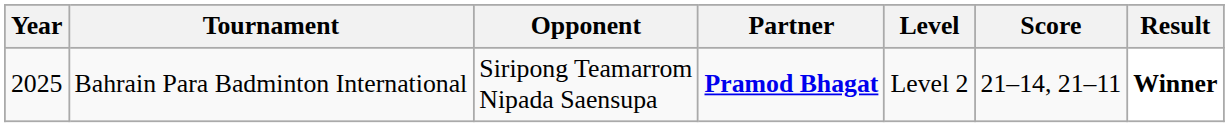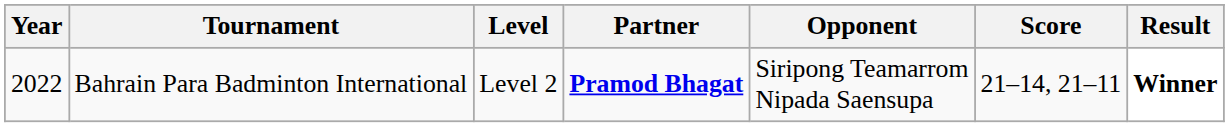columns swapped: (929, 26) <-> (586, 26)
(37, 83) 2025 -> (37, 83) 2022
